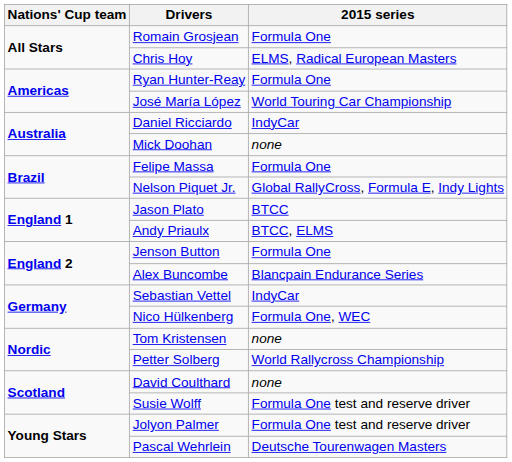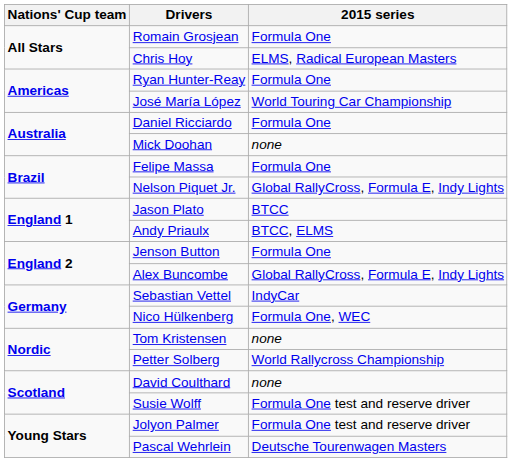(275, 123) IndyCar -> (291, 123) Formula One
(337, 274) Blancpain Endurance Series -> (378, 274) Global RallyCross, Formula E, Indy Lights
